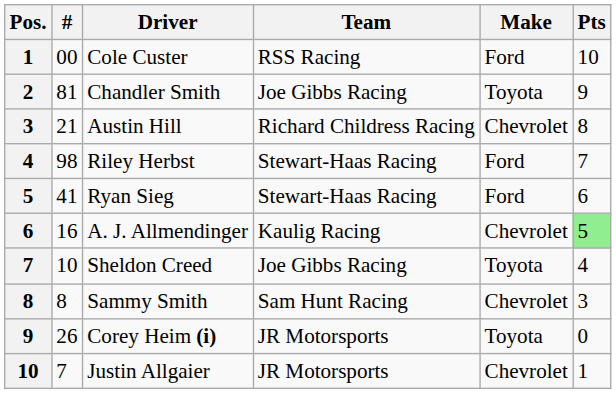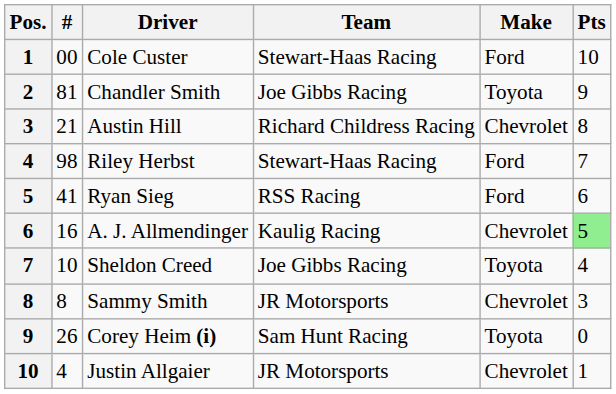(309, 56) RSS Racing -> (347, 56) Stewart-Haas Racing
(347, 196) Stewart-Haas Racing -> (309, 196) RSS Racing
(333, 300) Sam Hunt Racing -> (323, 300) JR Motorsports
(323, 335) JR Motorsports -> (333, 335) Sam Hunt Racing
(62, 370) 7 -> (62, 370) 4
